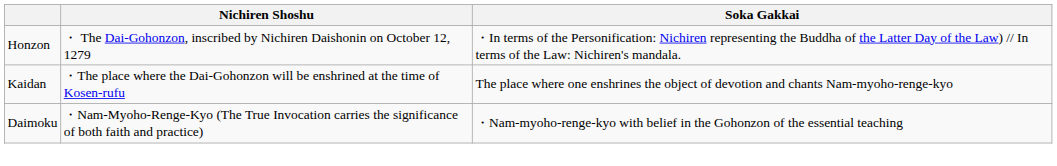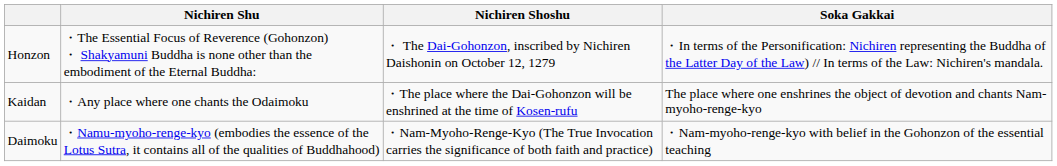+ column: (222, 15)
